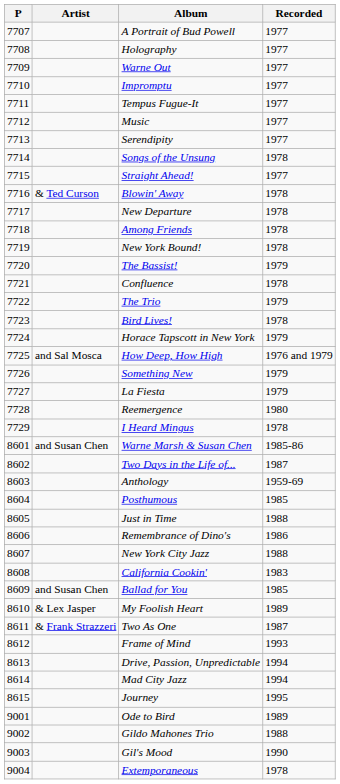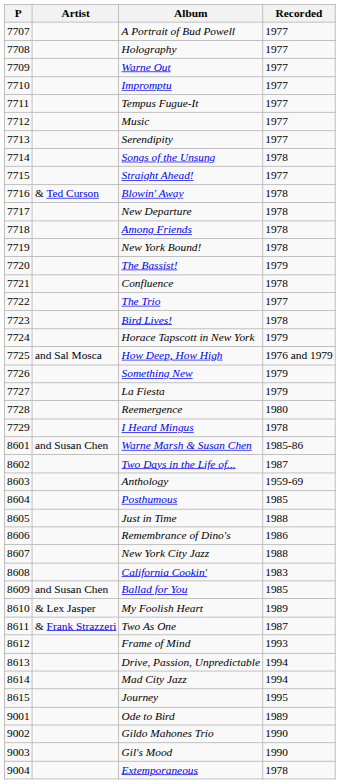(277, 301) 1979 -> (277, 301) 1977
(277, 734) 1988 -> (277, 734) 1990
